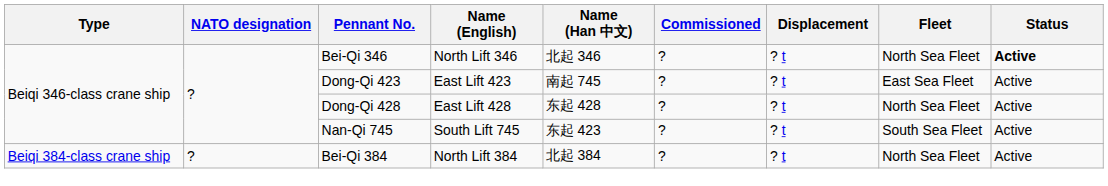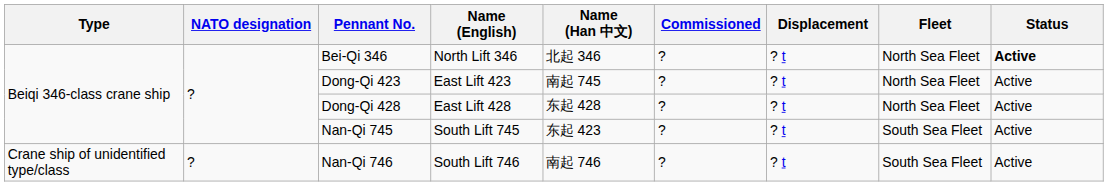(928, 81) East Sea Fleet -> (931, 81) North Sea Fleet
- row: (354, 155)
+ row: (357, 162)
